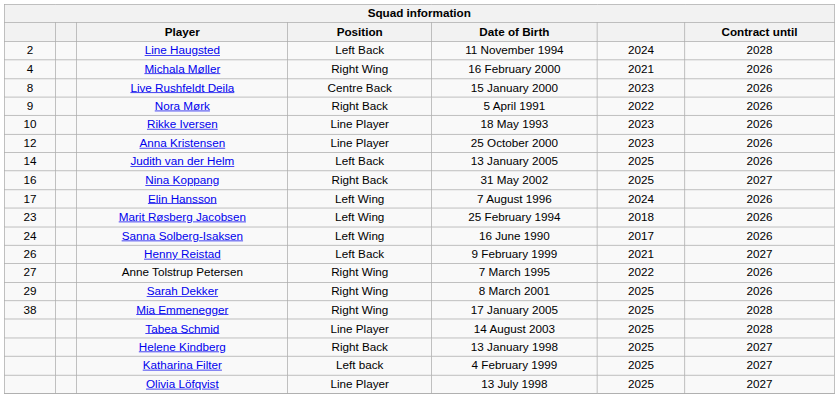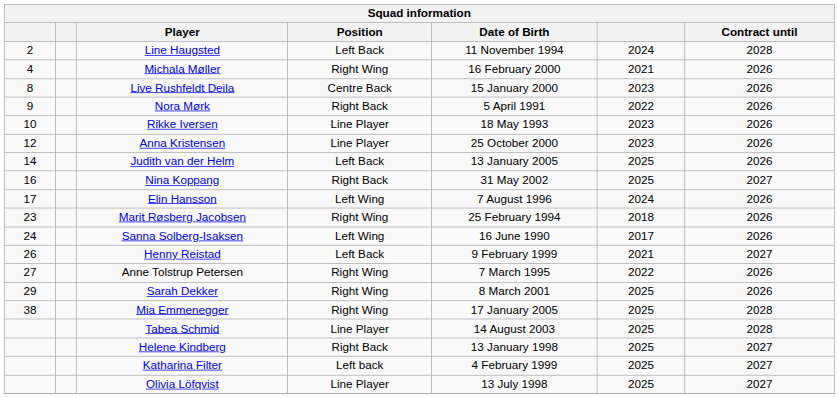(360, 217) Left Wing -> (360, 217) Right Wing
